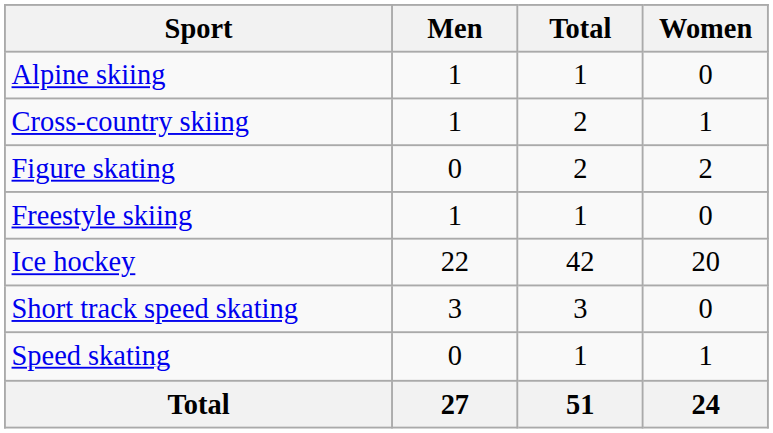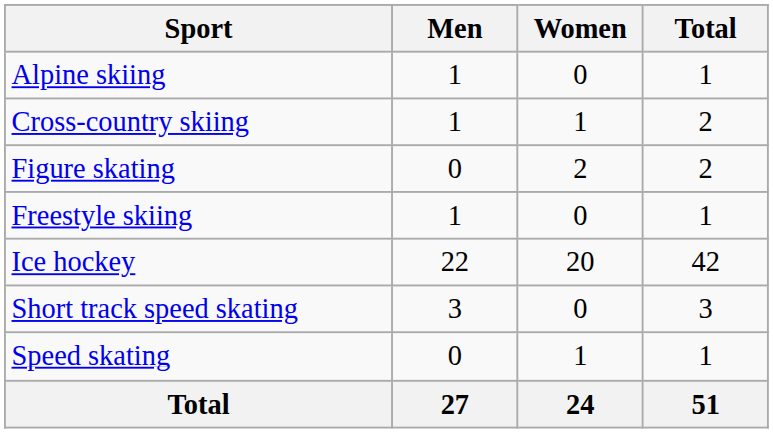columns swapped: (706, 28) <-> (580, 28)
